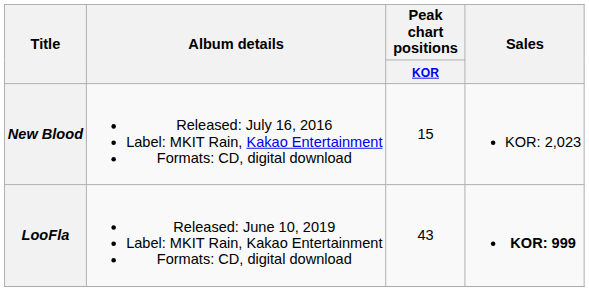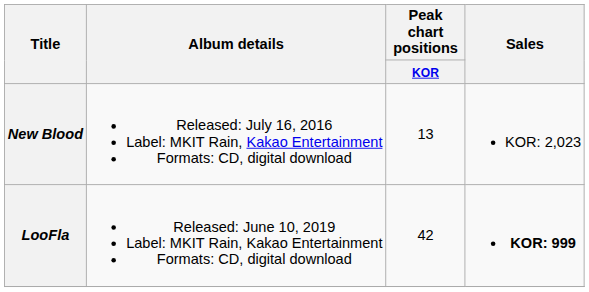(426, 134) 15 -> (426, 134) 13
(426, 235) 43 -> (426, 235) 42
